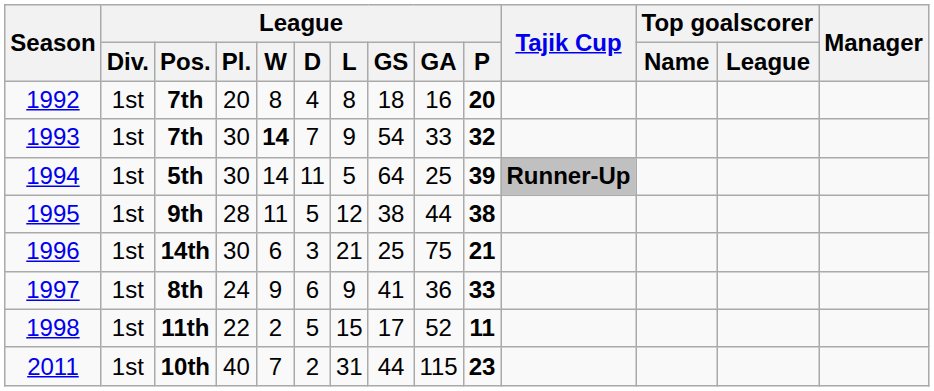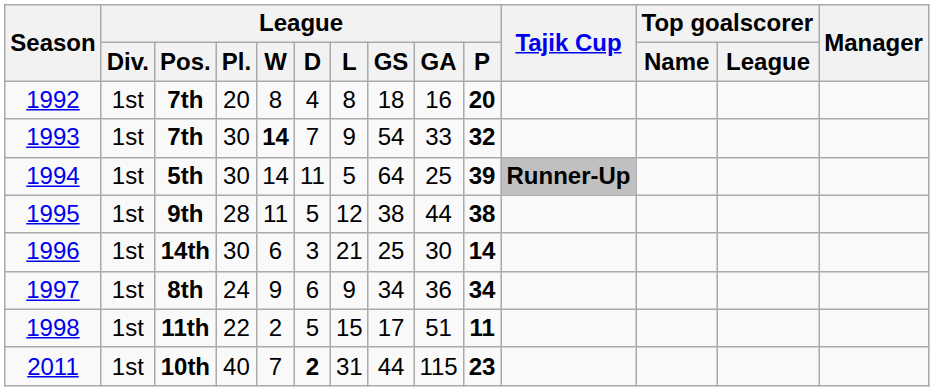(439, 251) 75 -> (439, 251) 30
(482, 251) 21 -> (482, 251) 14
(391, 289) 41 -> (391, 289) 34
(482, 289) 33 -> (482, 289) 34
(439, 328) 52 -> (439, 328) 51
(312, 366) normal -> (312, 366) bold
